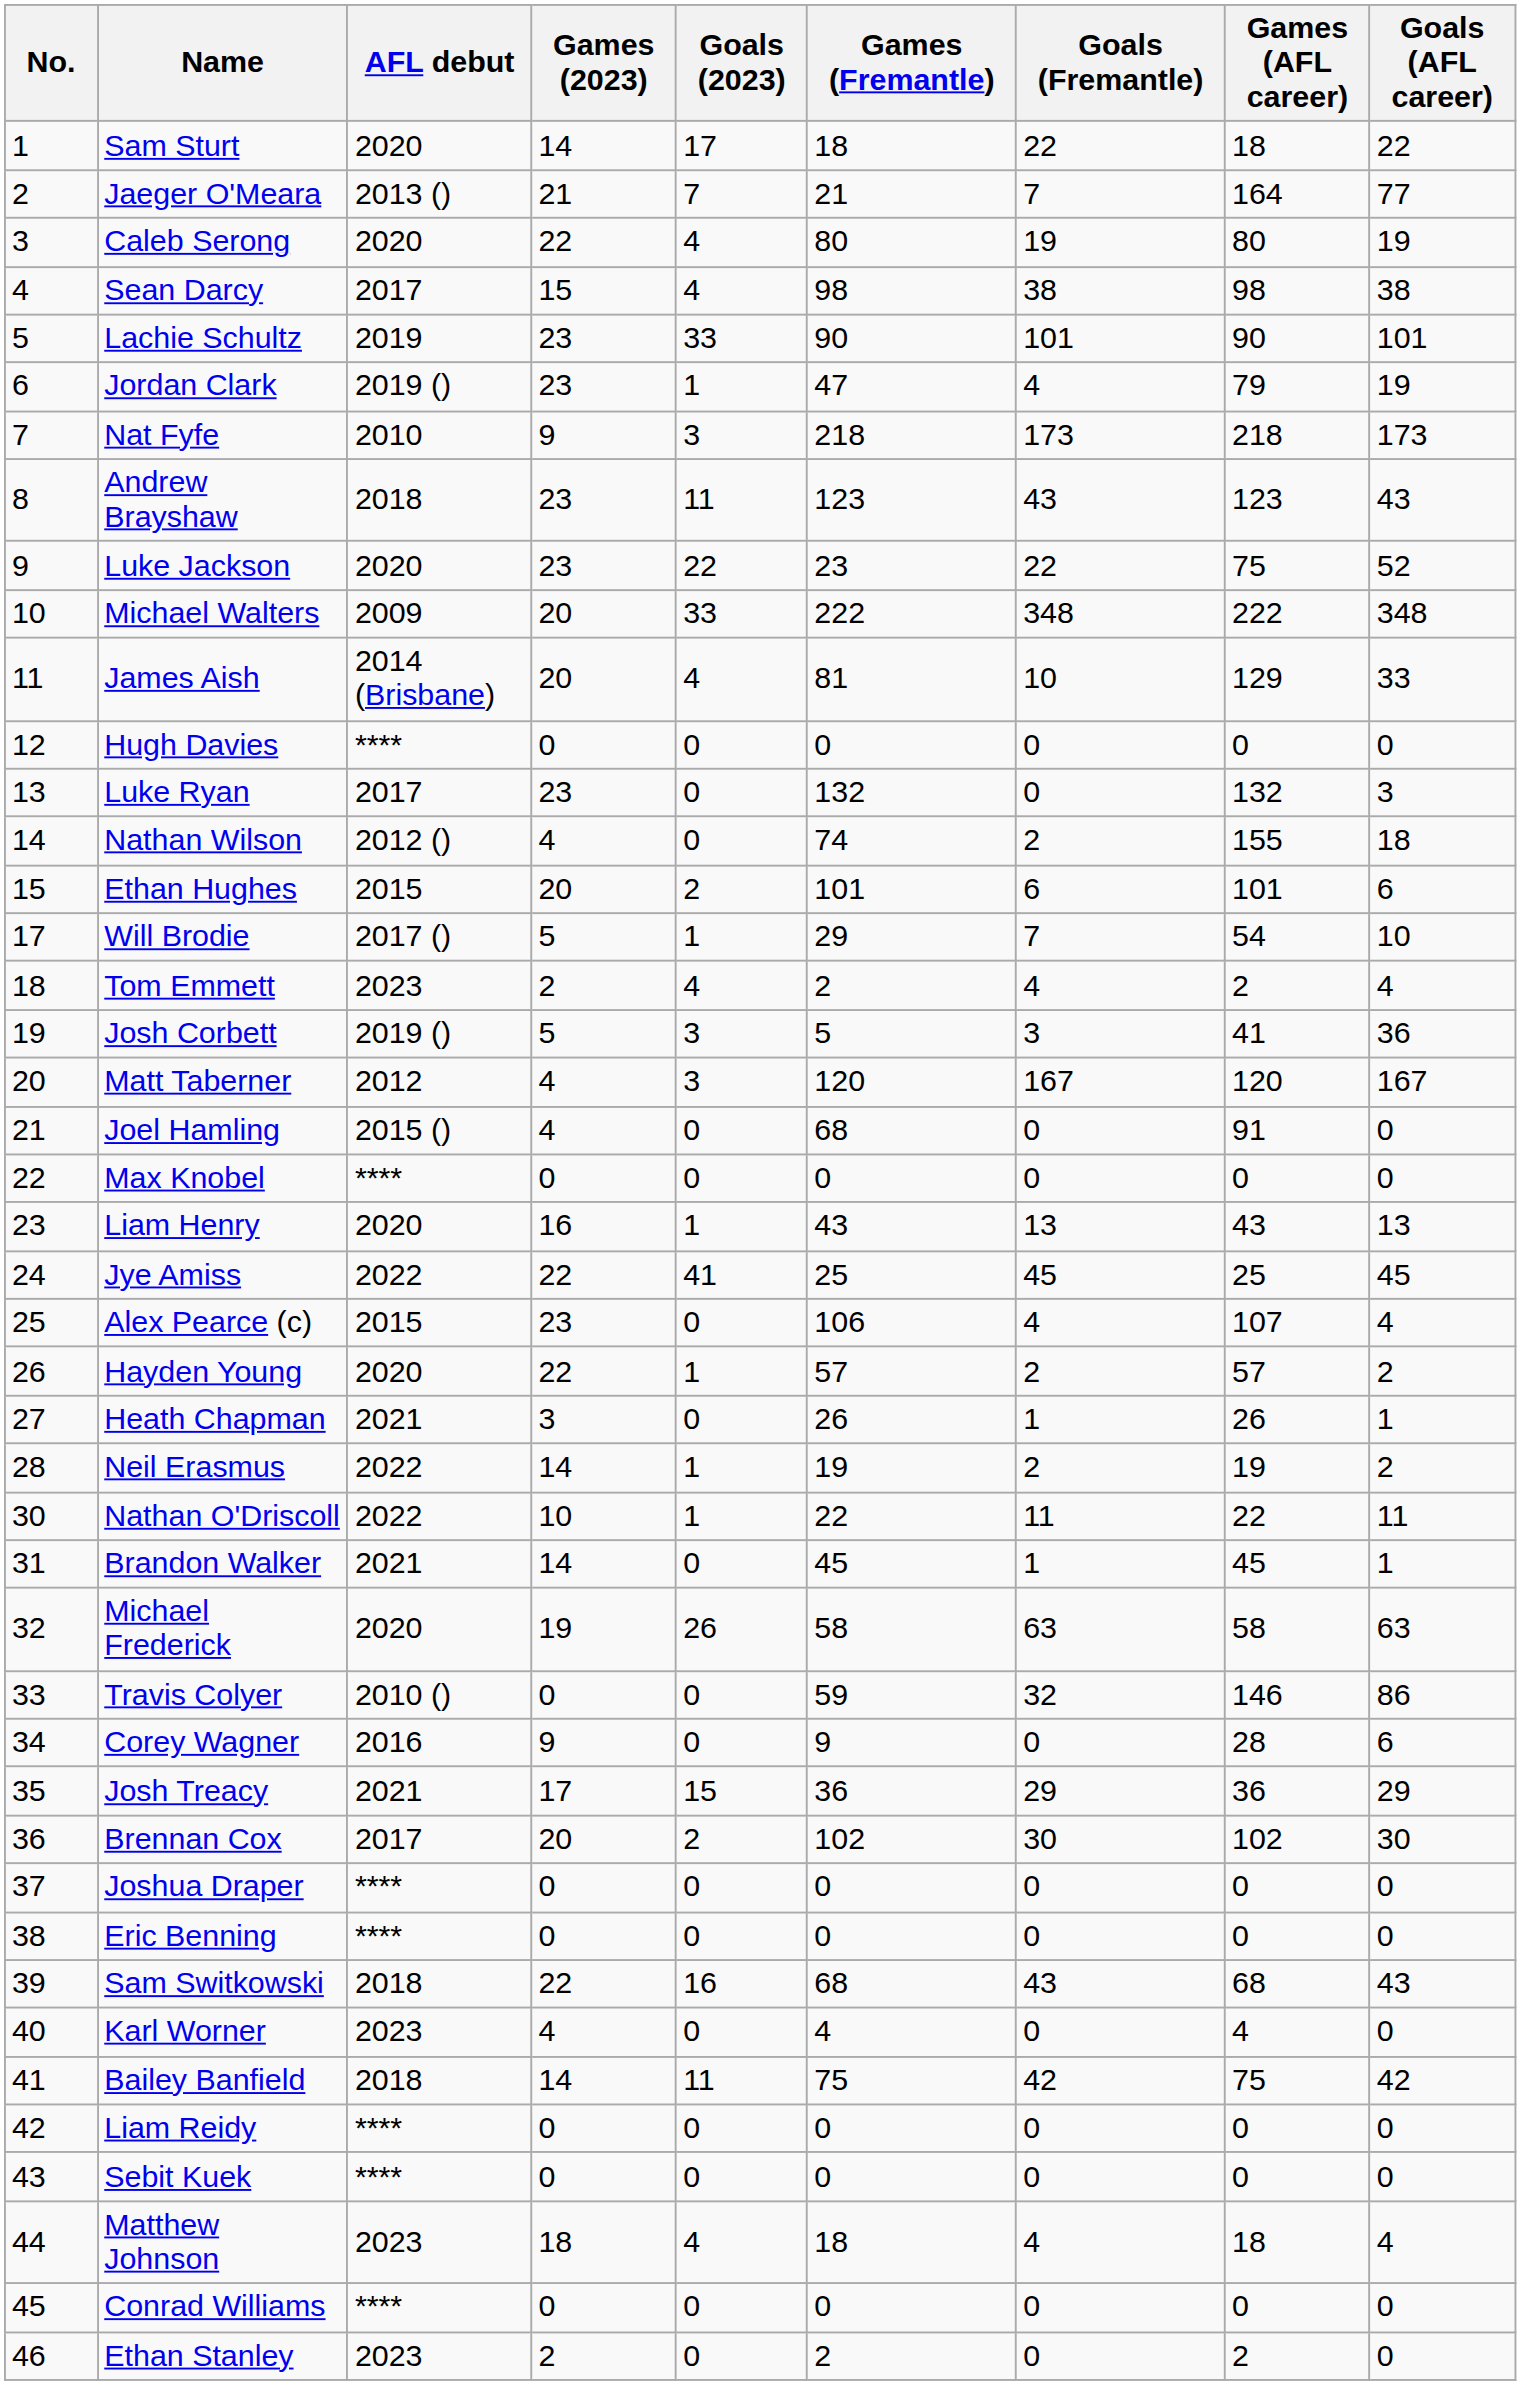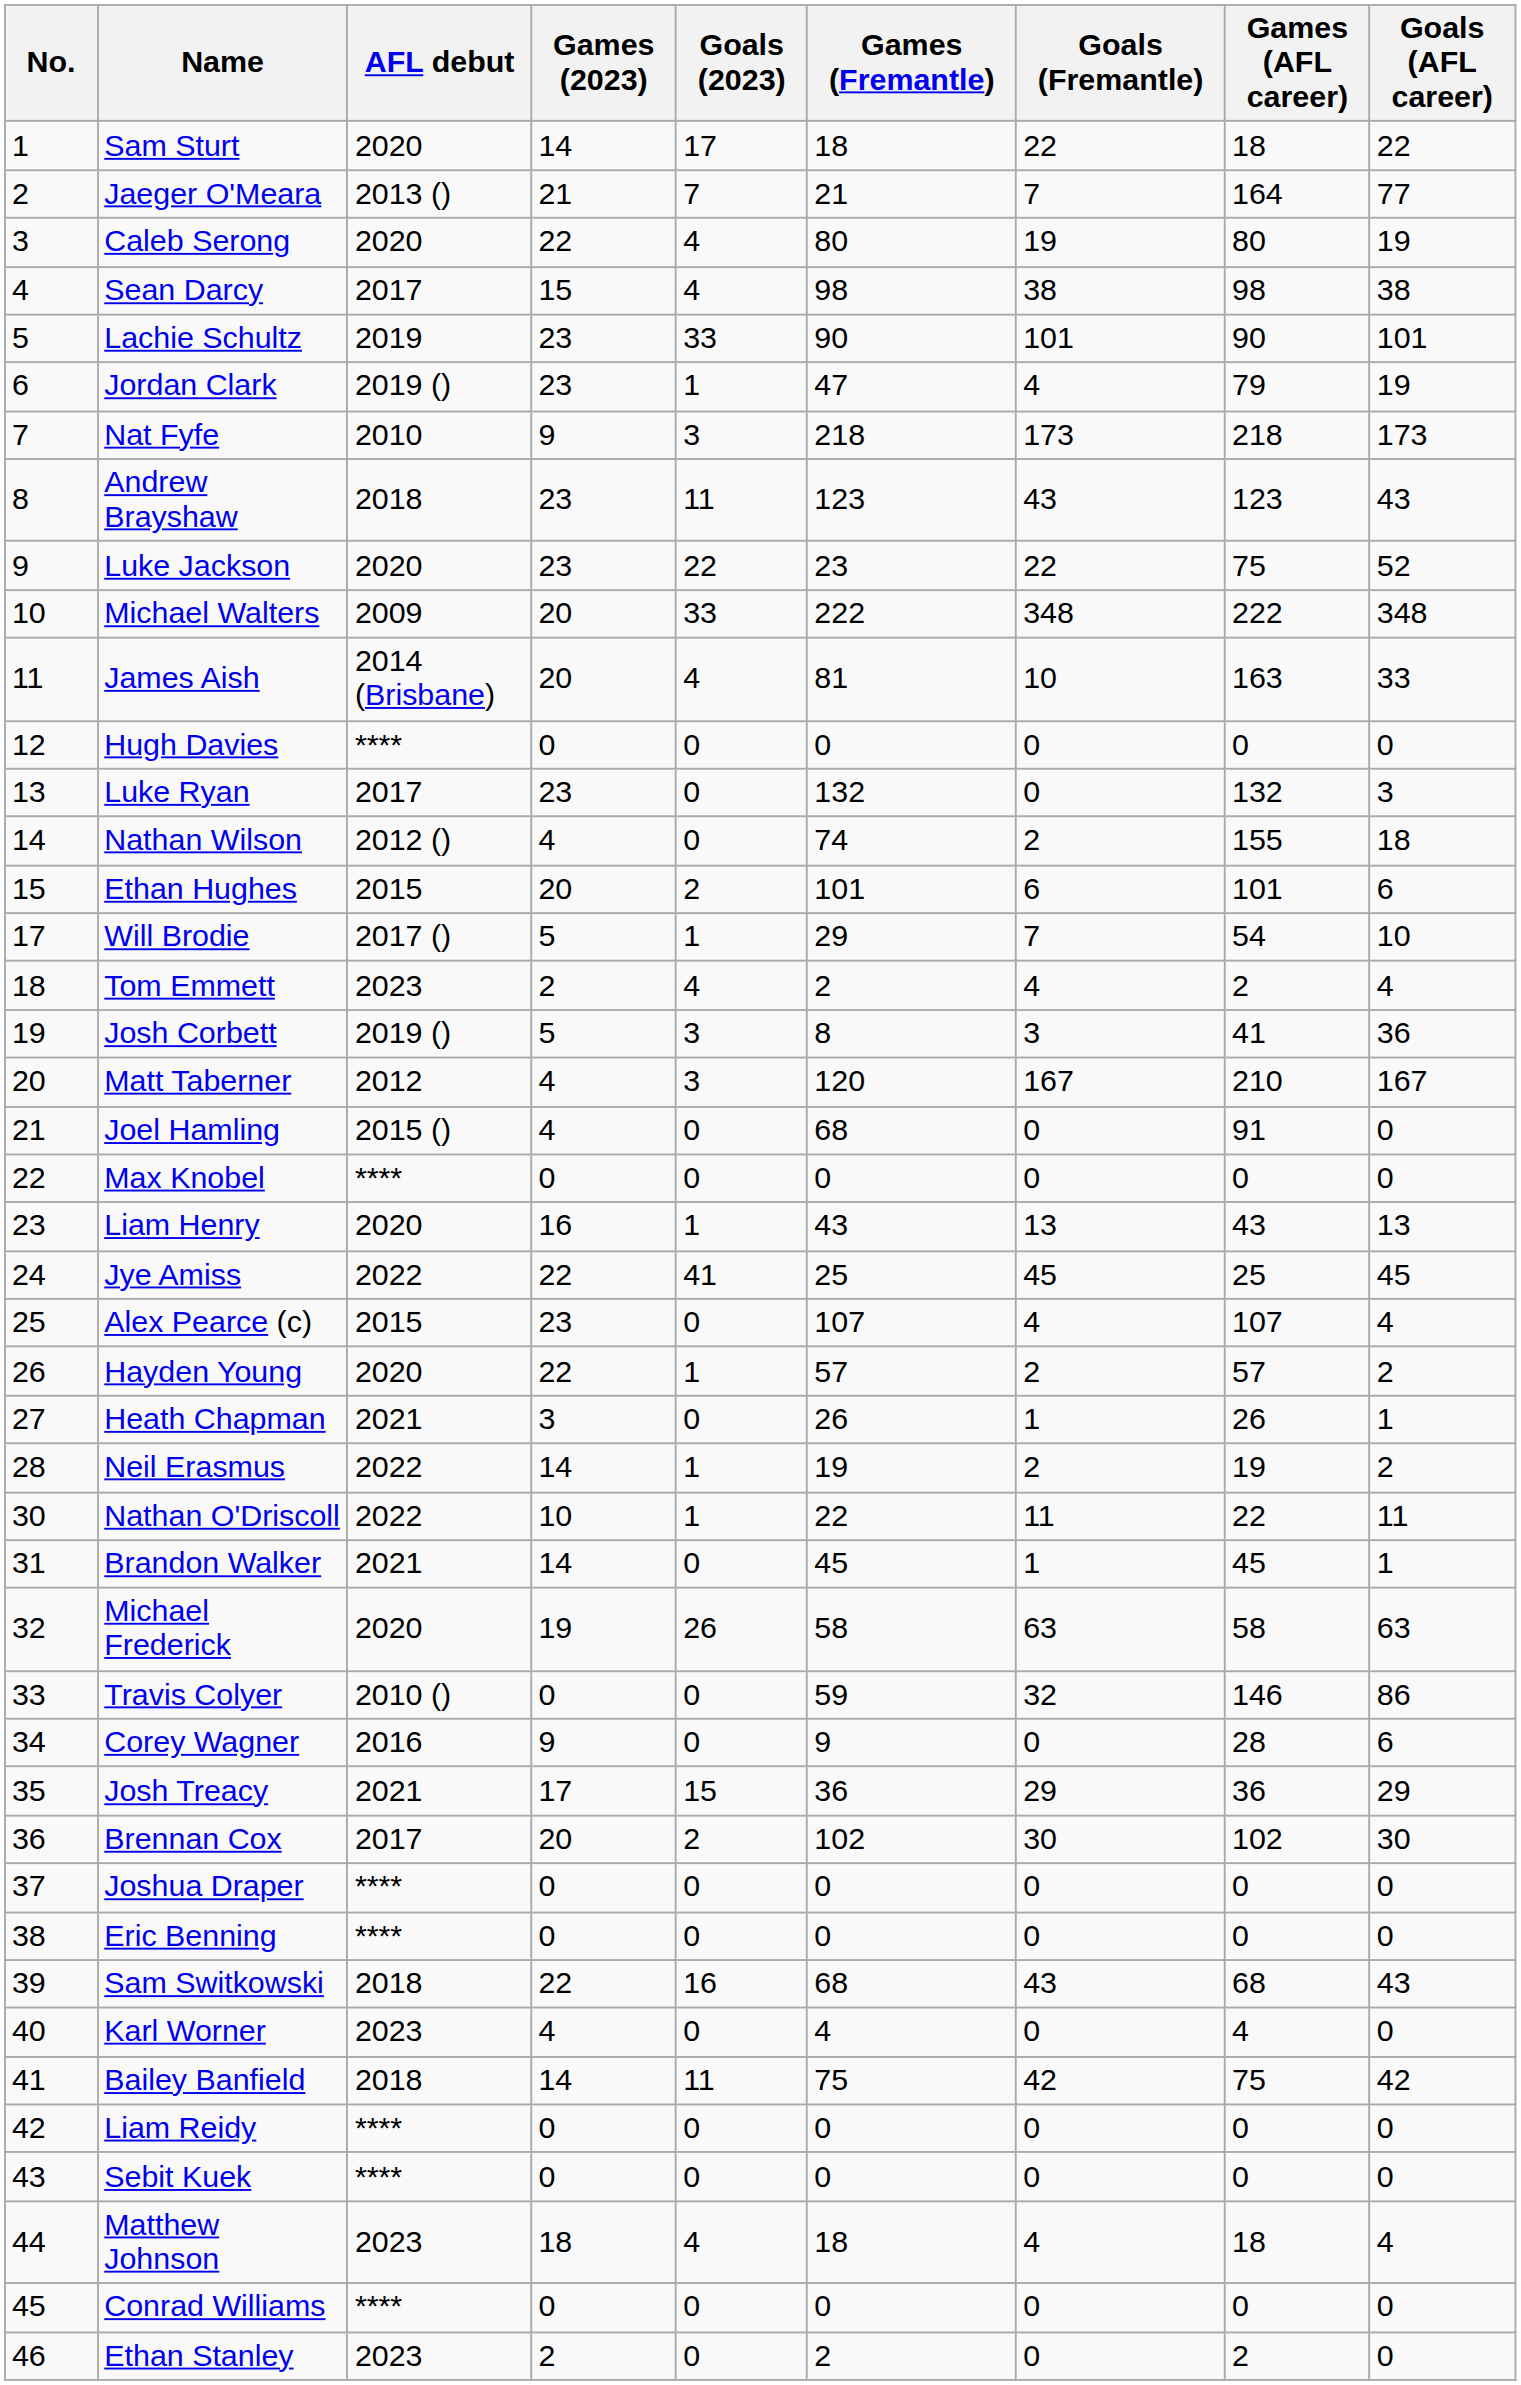(1257, 678) 129 -> (1257, 678) 163
(823, 1033) 5 -> (823, 1033) 8
(1257, 1081) 120 -> (1257, 1081) 210
(840, 1322) 106 -> (840, 1322) 107
